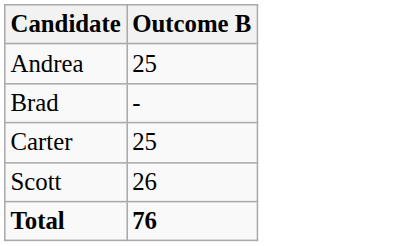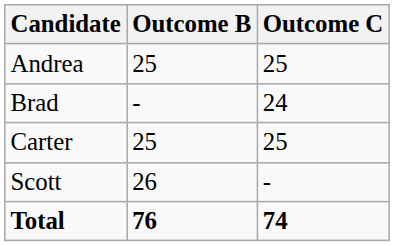+ column: (323, 24)
